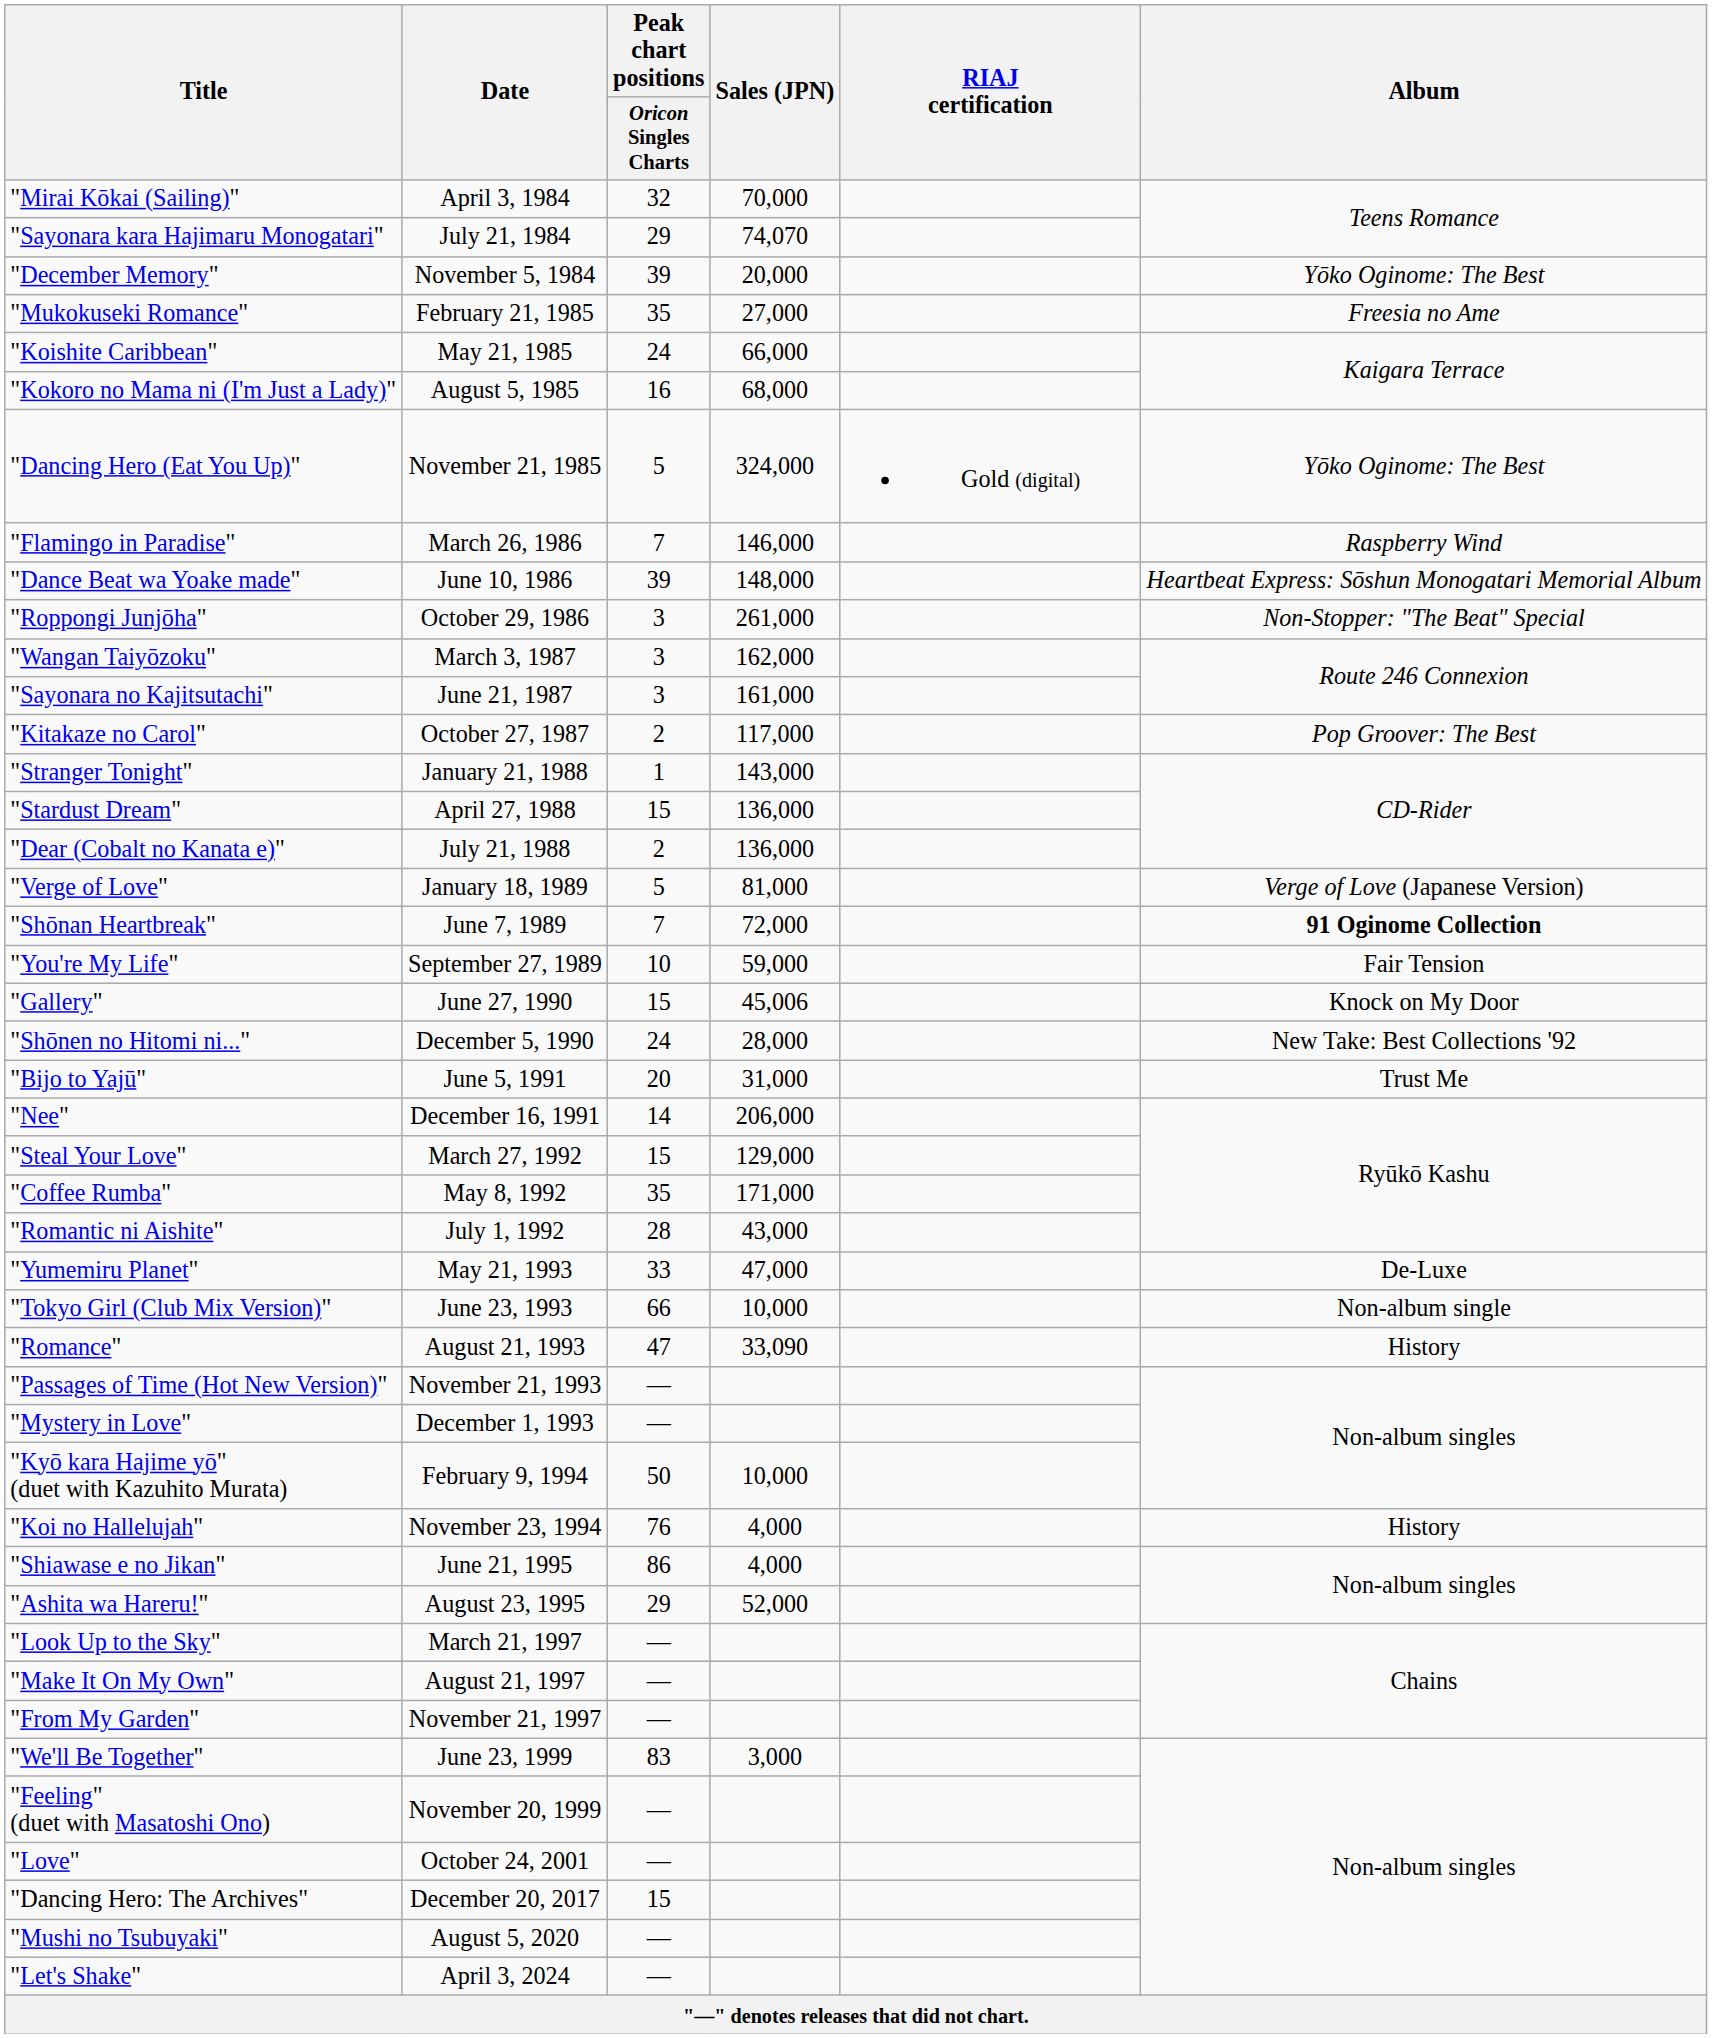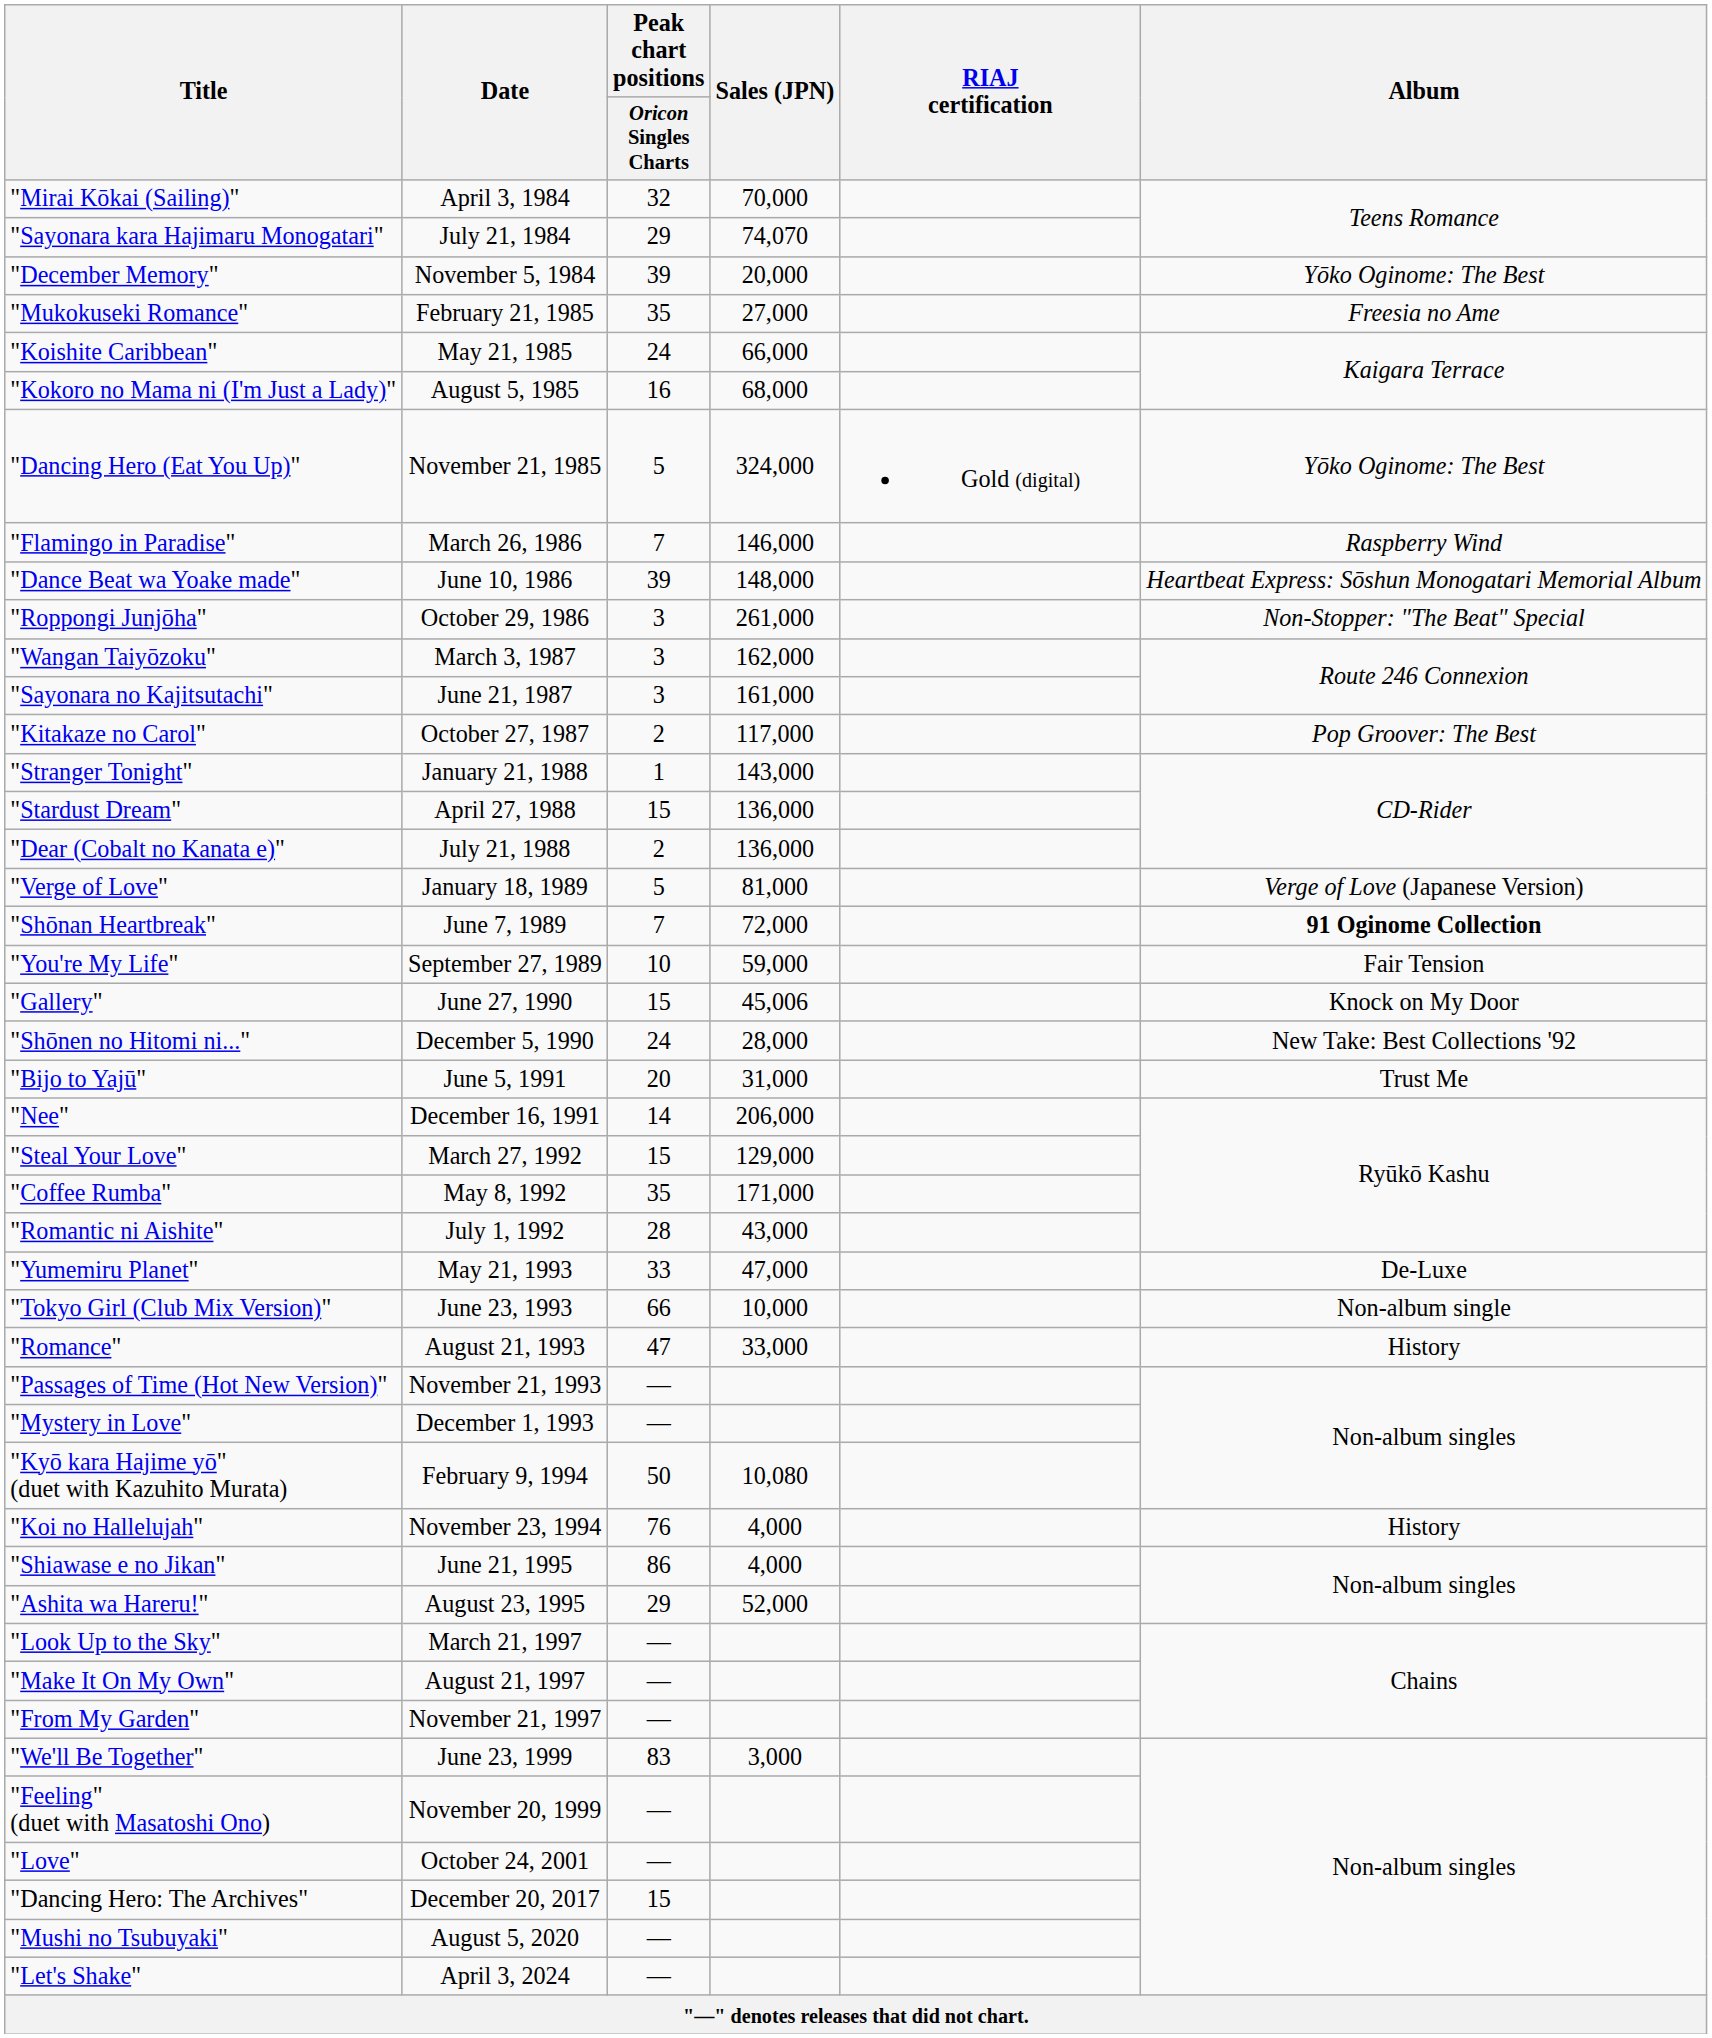(775, 1346) 33,090 -> (775, 1346) 33,000
(775, 1475) 10,000 -> (775, 1475) 10,080
